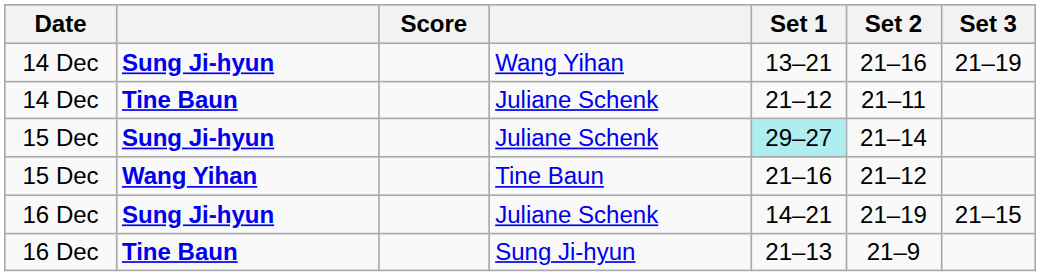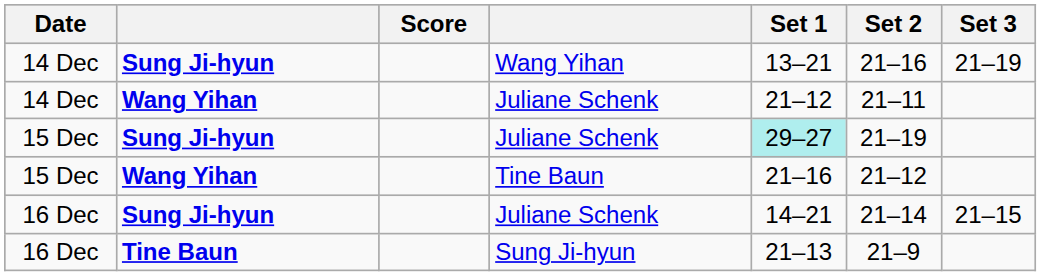(180, 100) Tine Baun -> (190, 100) Wang Yihan
(893, 138) 21–14 -> (893, 138) 21–19
(893, 214) 21–19 -> (893, 214) 21–14
